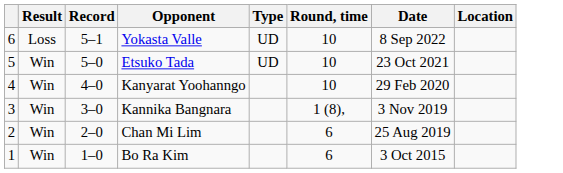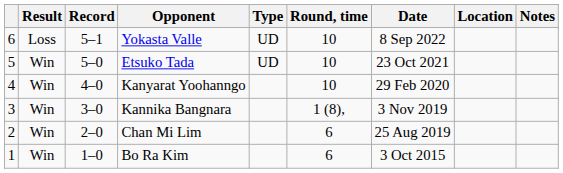+ column: (537, 16)
